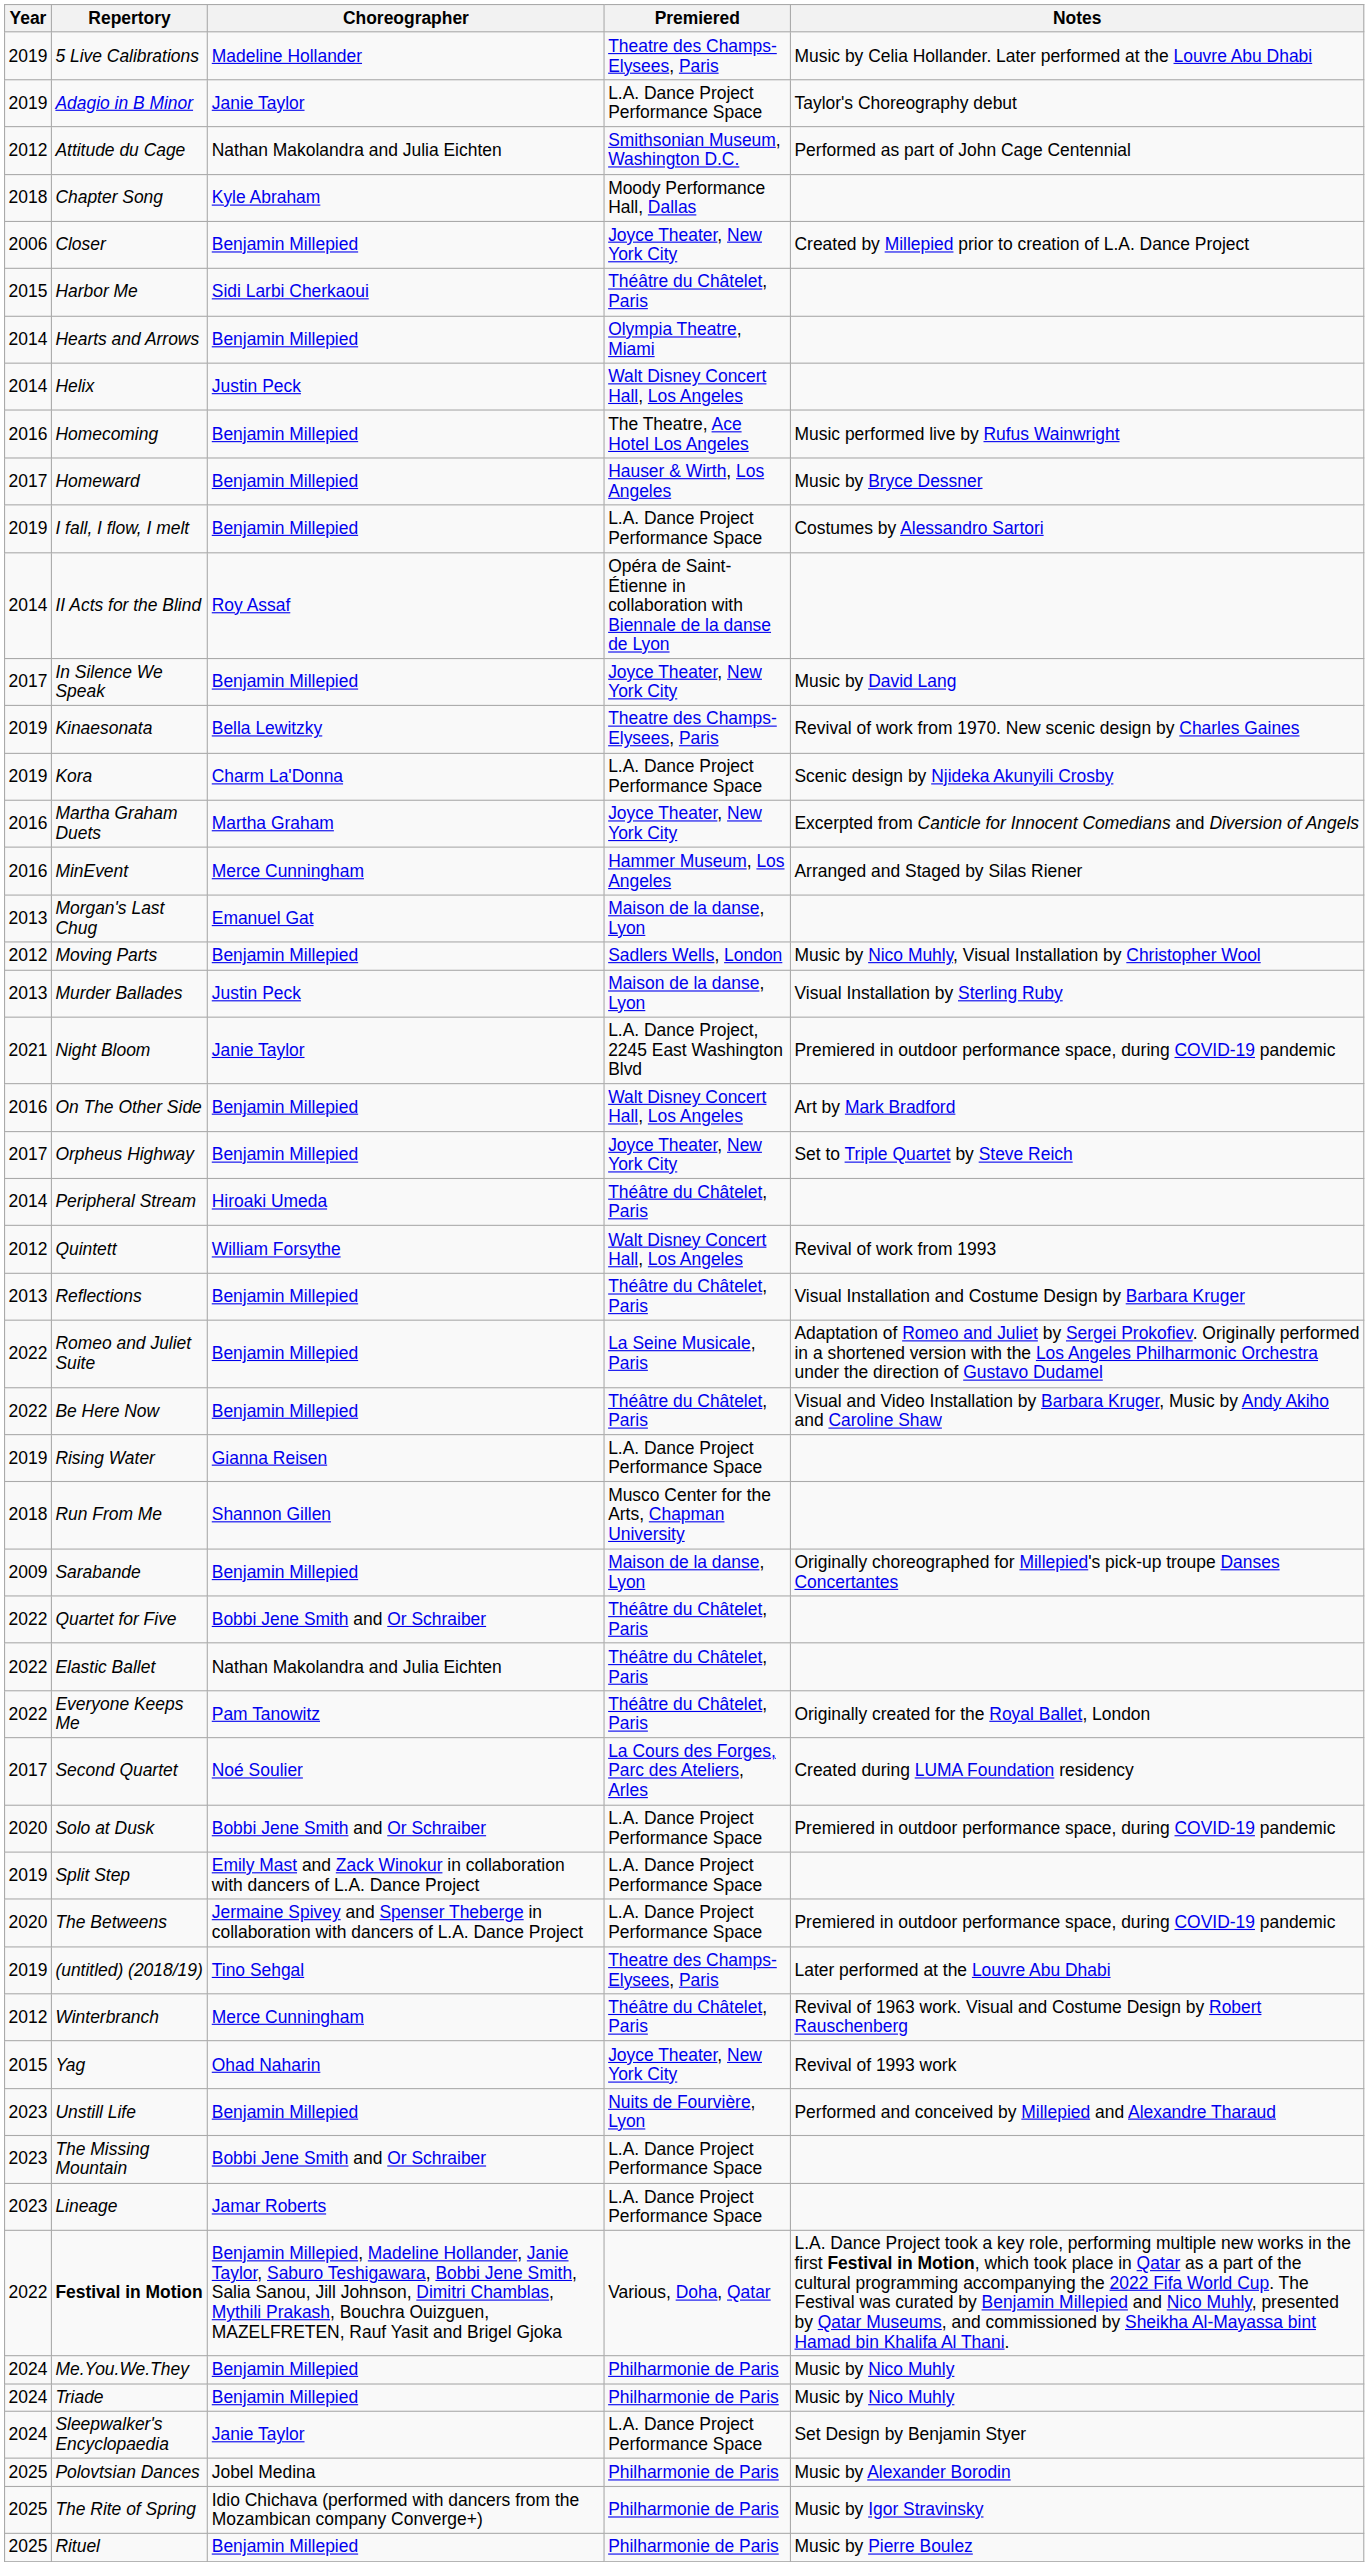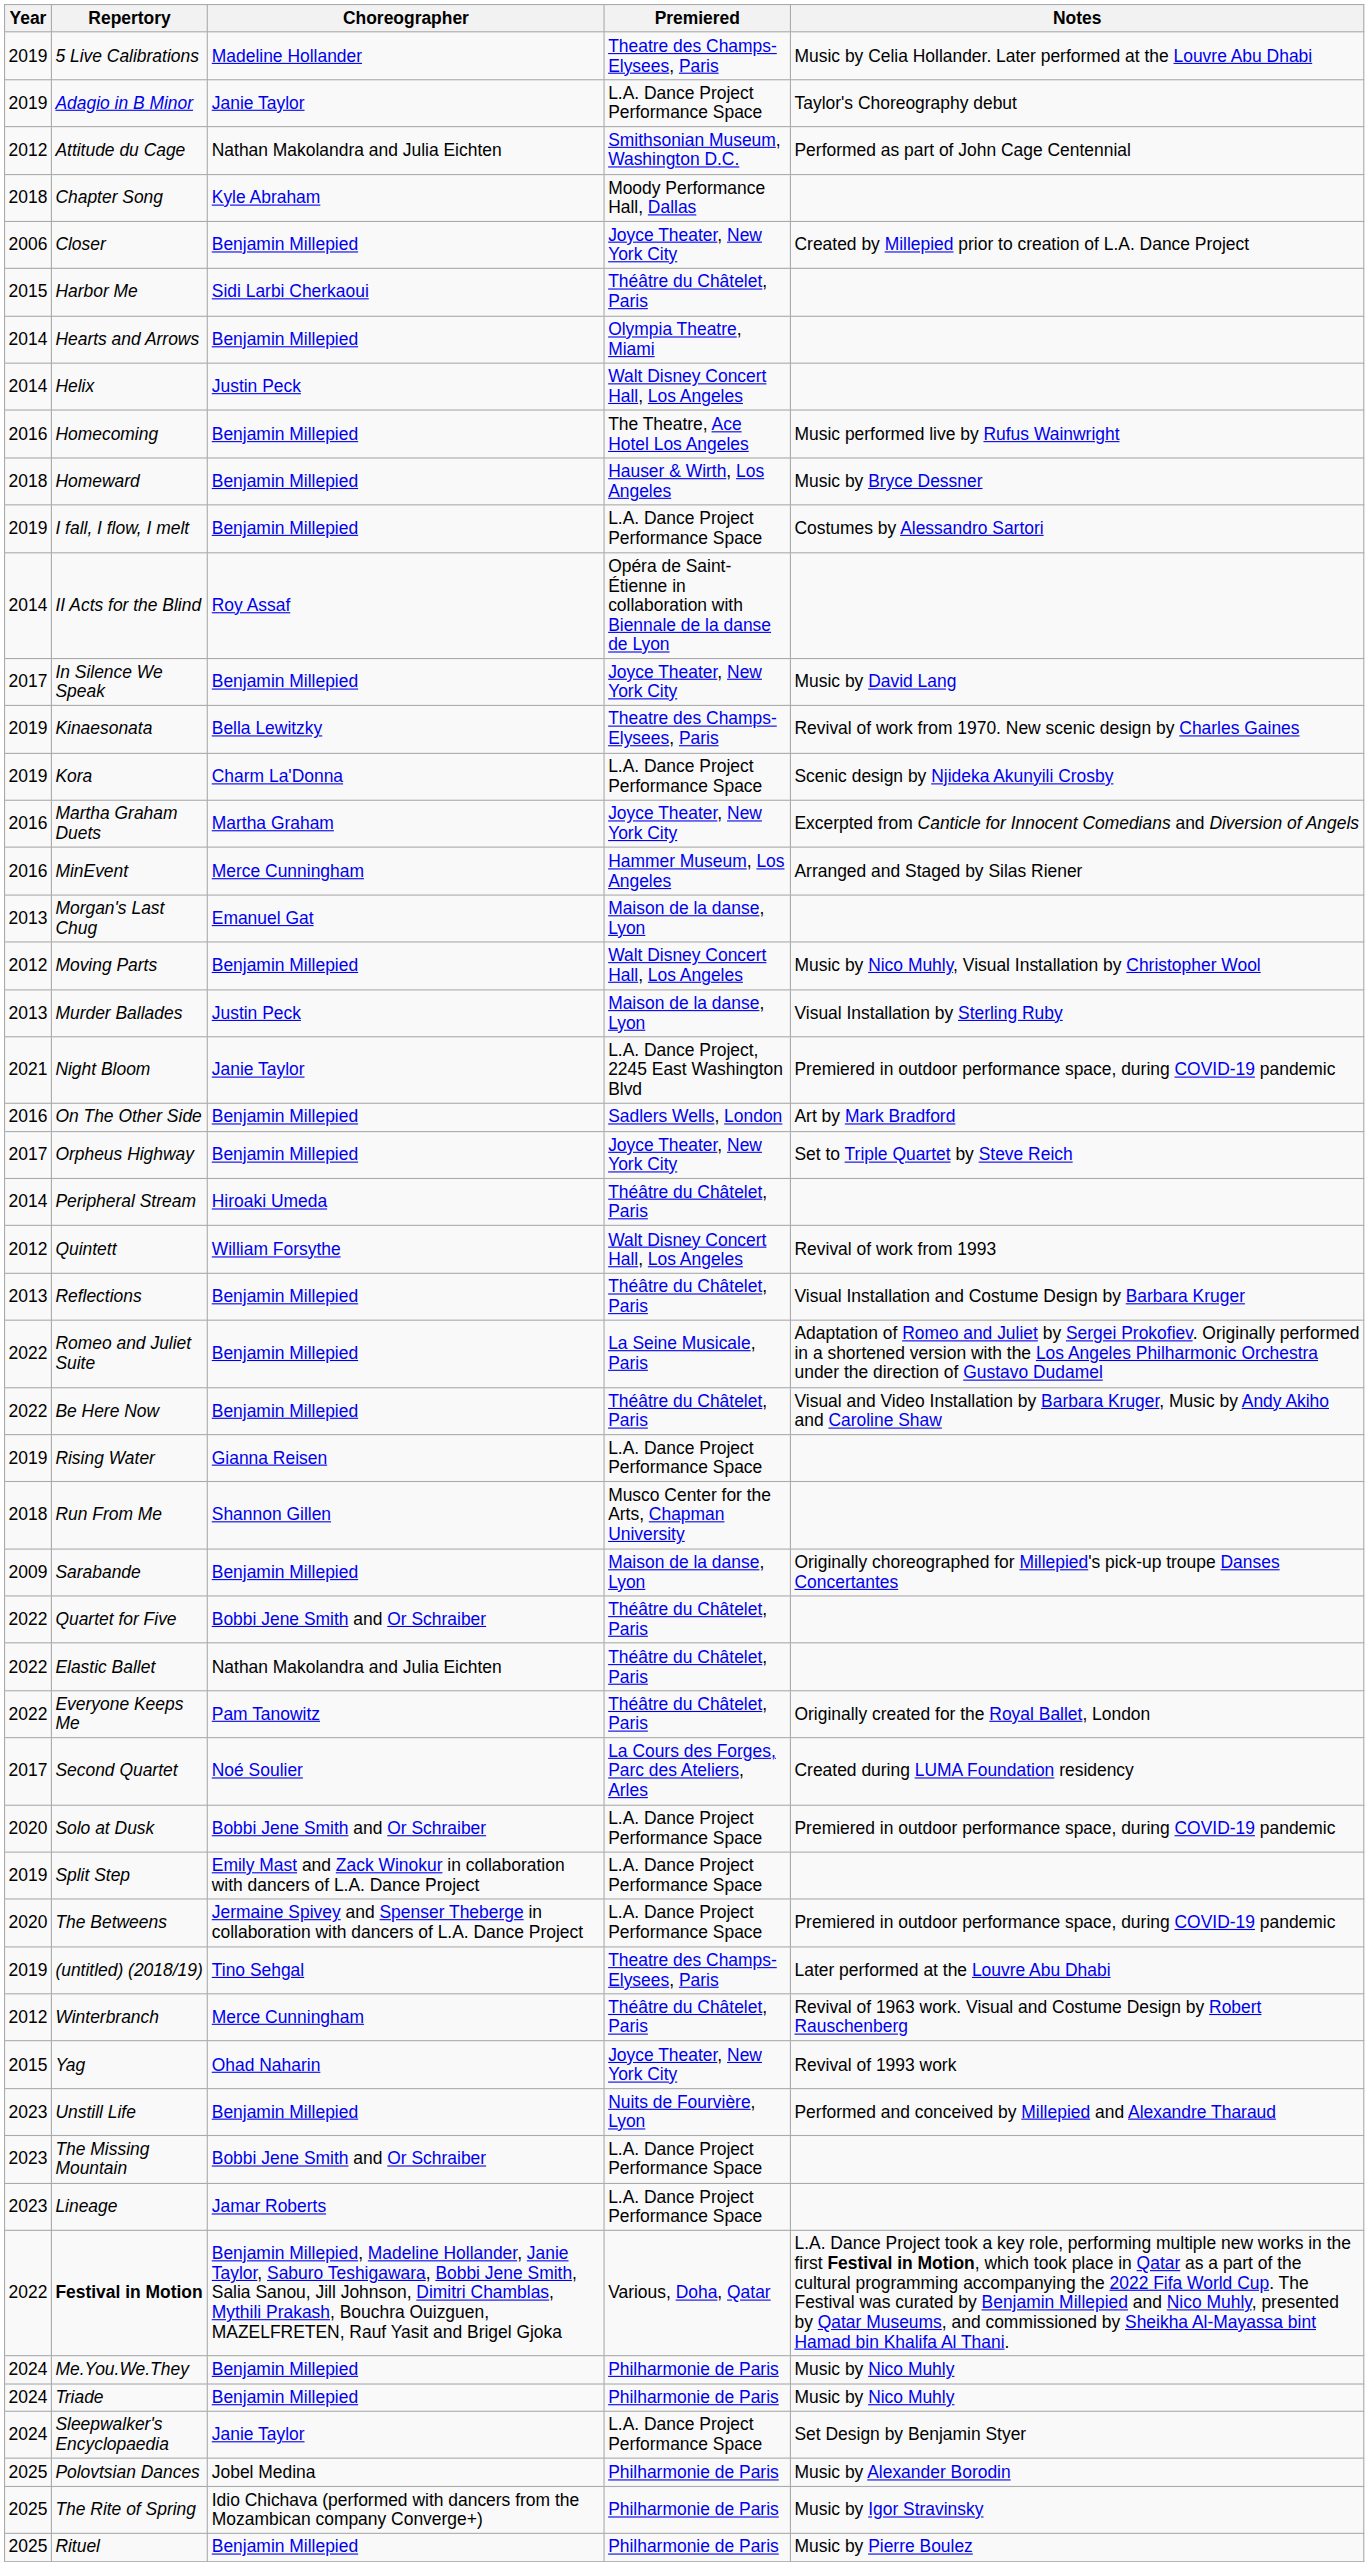(28, 481) 2017 -> (28, 481) 2018
(695, 955) Sadlers Wells, London -> (687, 965) Walt Disney Concert Hall, Los Angeles
(687, 1107) Walt Disney Concert Hall, Los Angeles -> (695, 1117) Sadlers Wells, London
